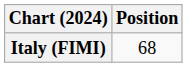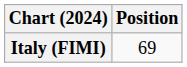(147, 47) 68 -> (147, 47) 69
